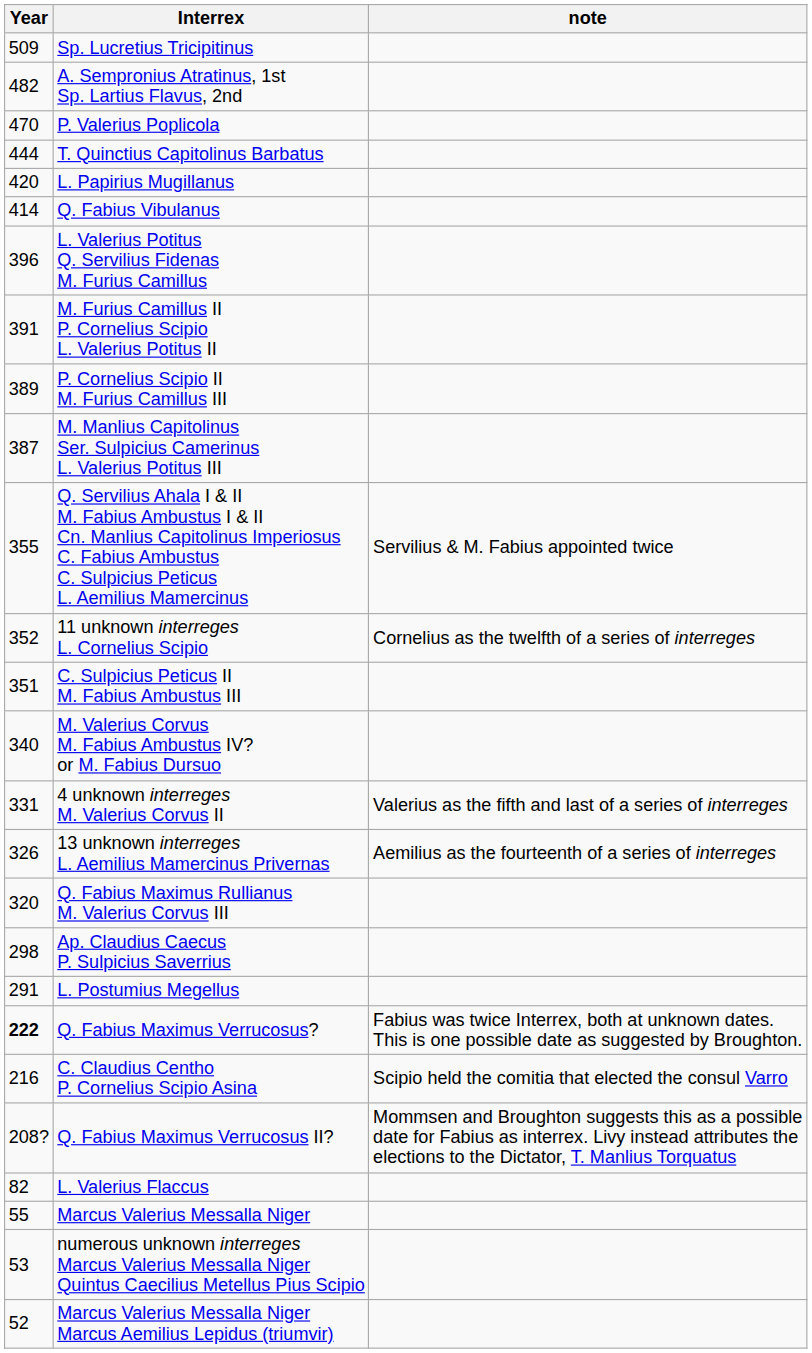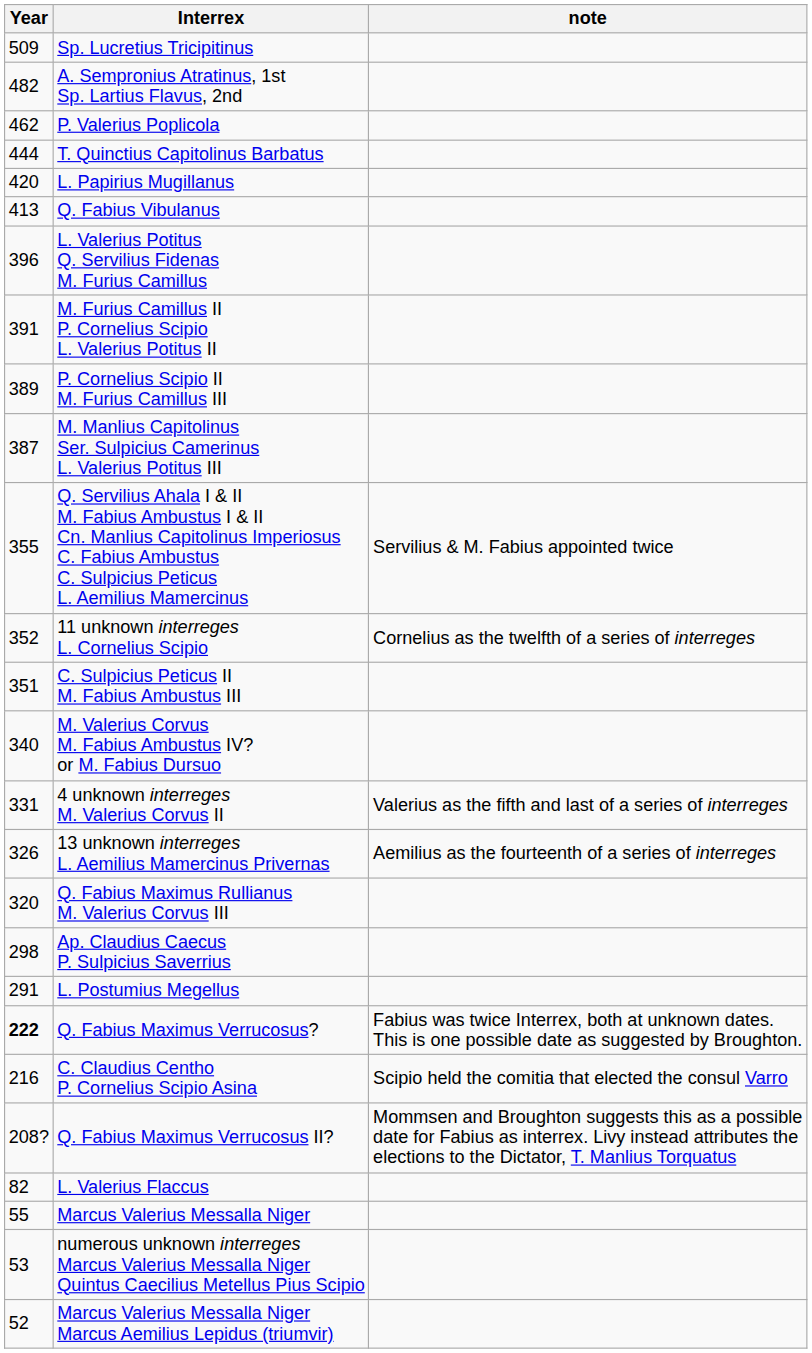(24, 125) 470 -> (24, 125) 462
(24, 211) 414 -> (24, 211) 413
